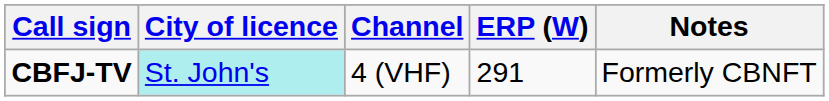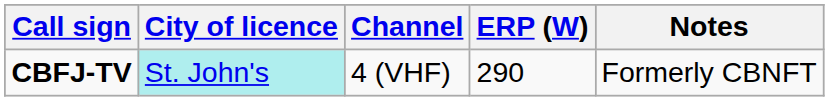(500, 72) 291 -> (500, 72) 290
